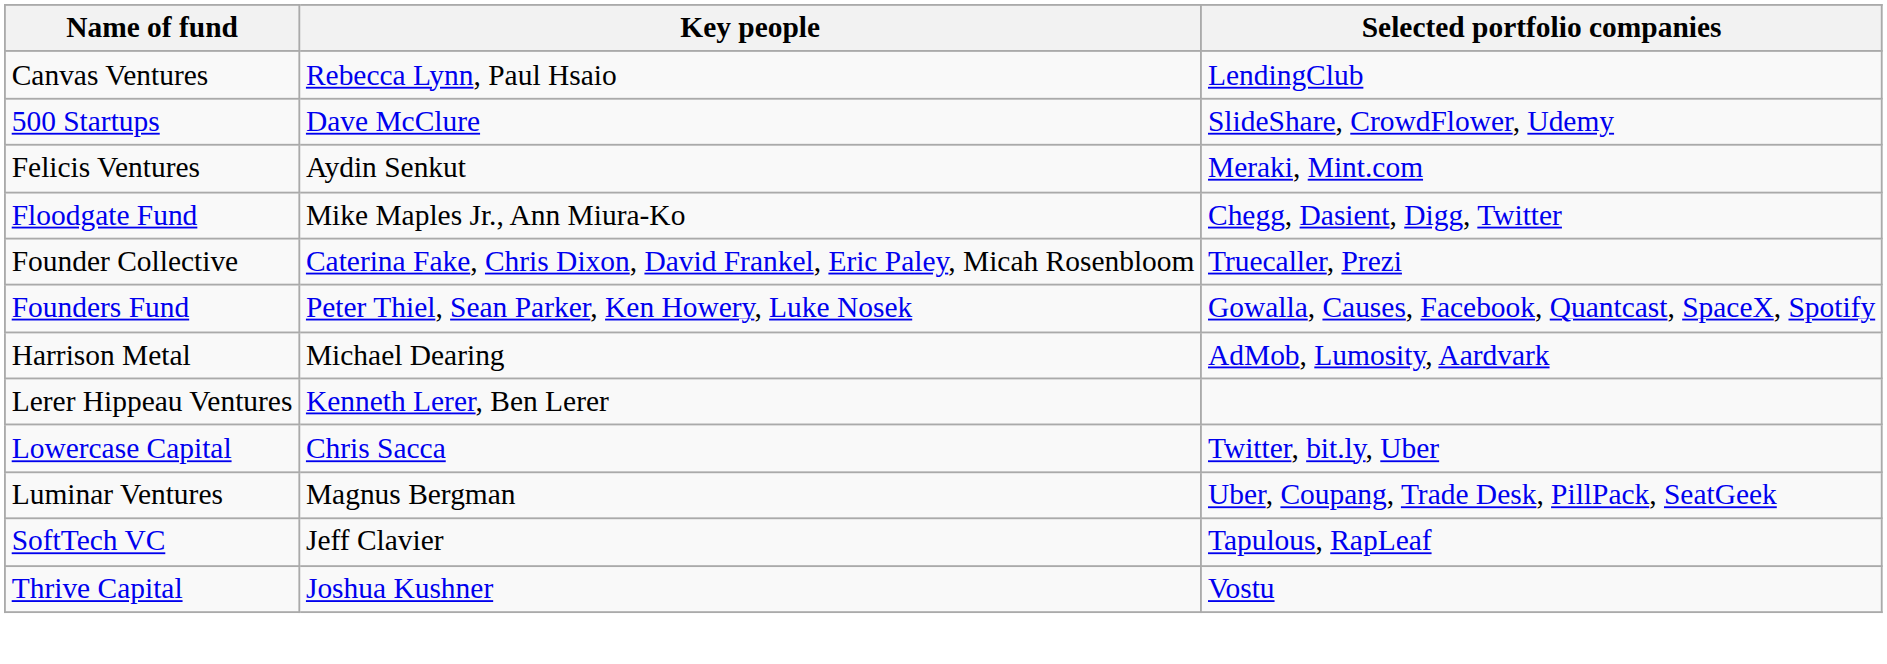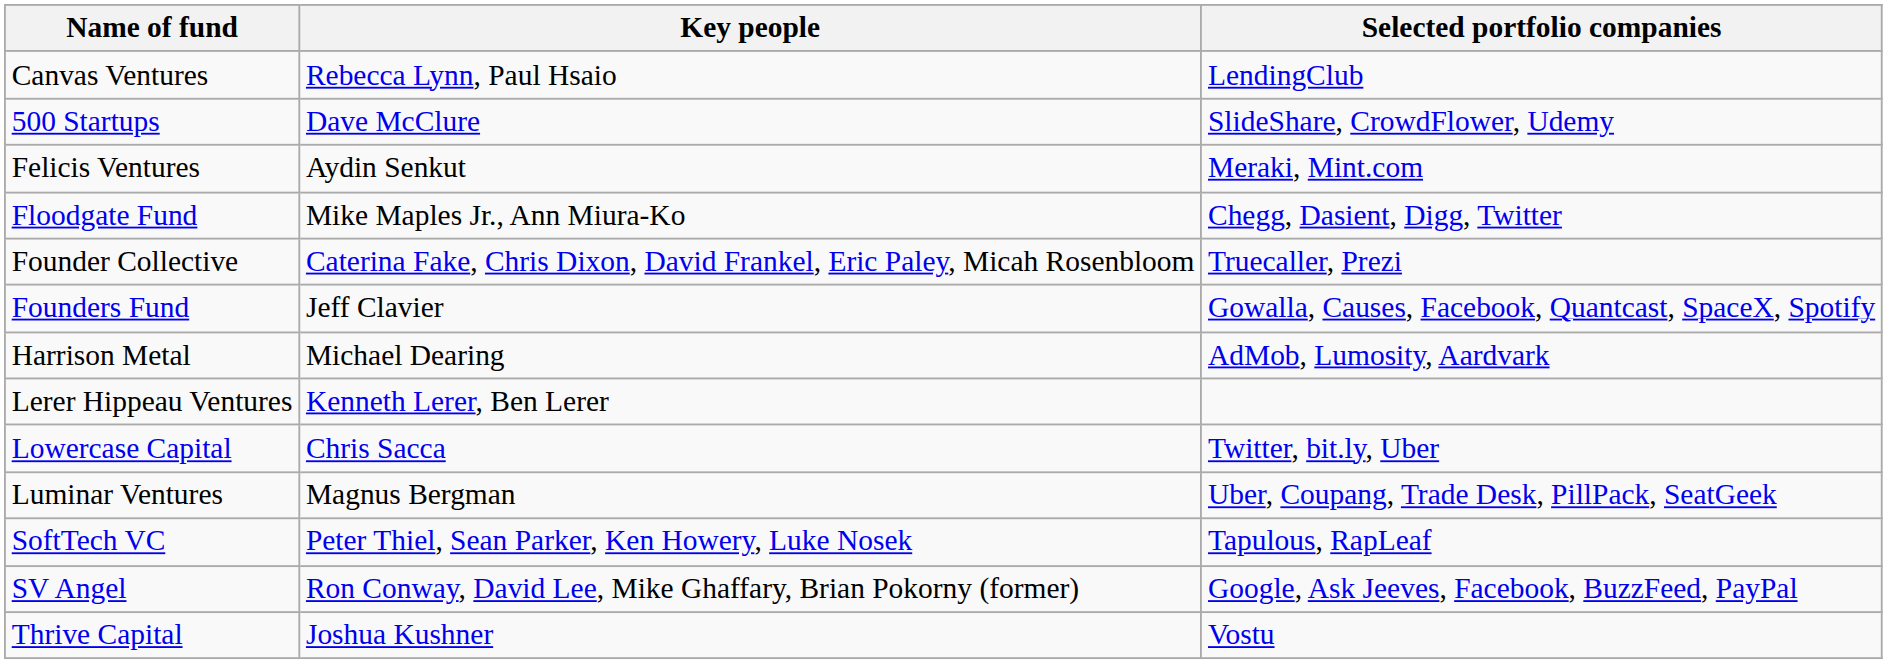(609, 307) Peter Thiel, Sean Parker, Ken Howery, Luke Nosek -> (375, 307) Jeff Clavier
(375, 541) Jeff Clavier -> (609, 541) Peter Thiel, Sean Parker, Ken Howery, Luke Nosek
+ row: (69, 588)
